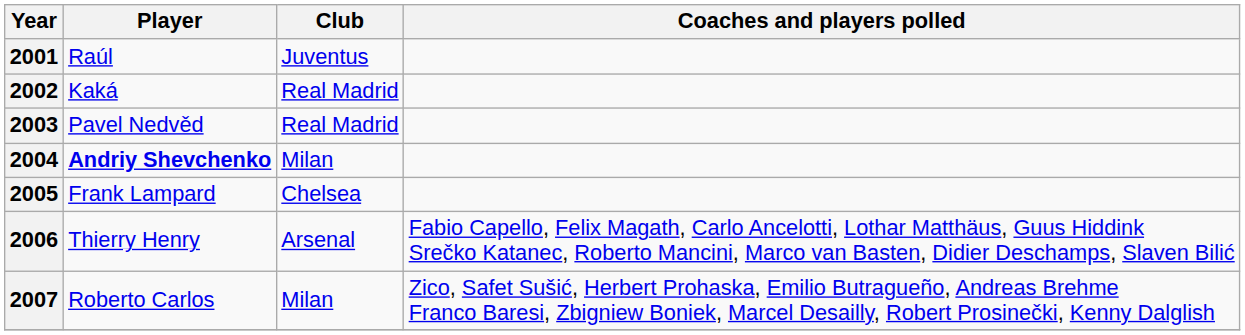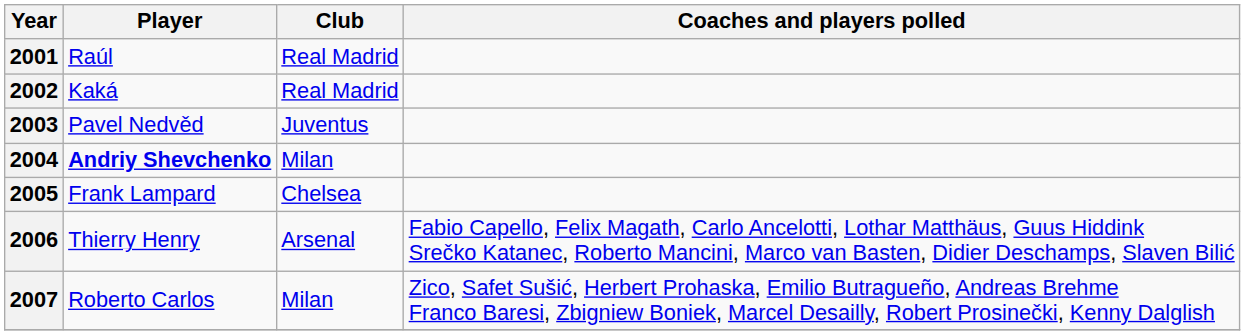(325, 56) Juventus -> (340, 56) Real Madrid
(340, 125) Real Madrid -> (325, 125) Juventus
